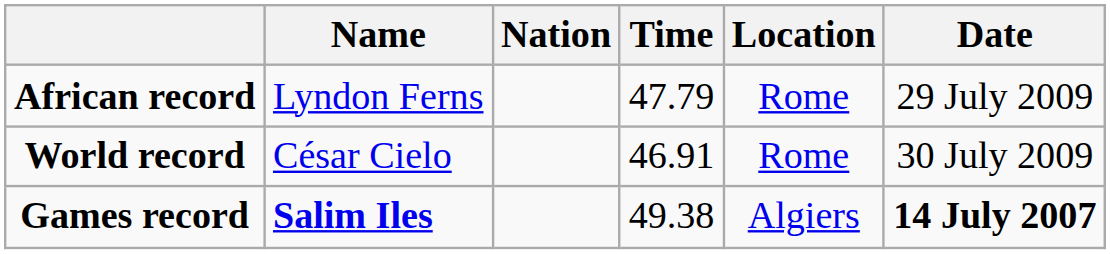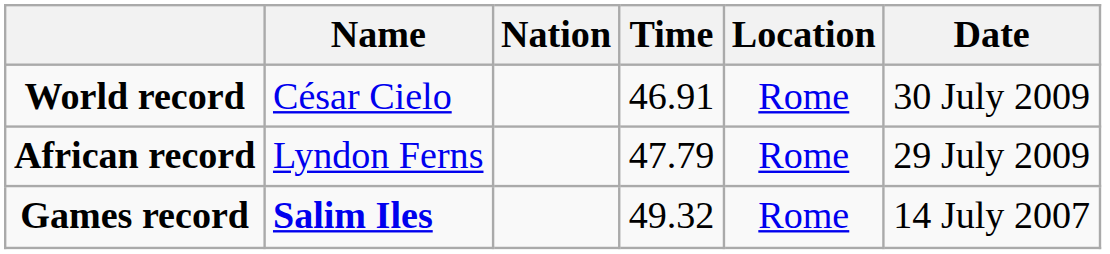rows swapped: (135, 155) <-> (135, 95)
(671, 215) 49.38 -> (671, 215) 49.32
(804, 215) Algiers -> (804, 215) Rome
(995, 215) bold -> (992, 215) normal
